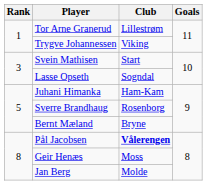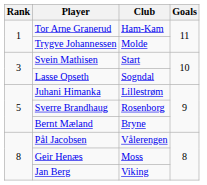(142, 28) Lillestrøm -> (142, 28) Ham-Kam
(135, 44) Viking -> (134, 44) Molde
(142, 92) Ham-Kam -> (142, 92) Lillestrøm
(146, 140) bold -> (144, 140) normal
(134, 172) Molde -> (135, 172) Viking
